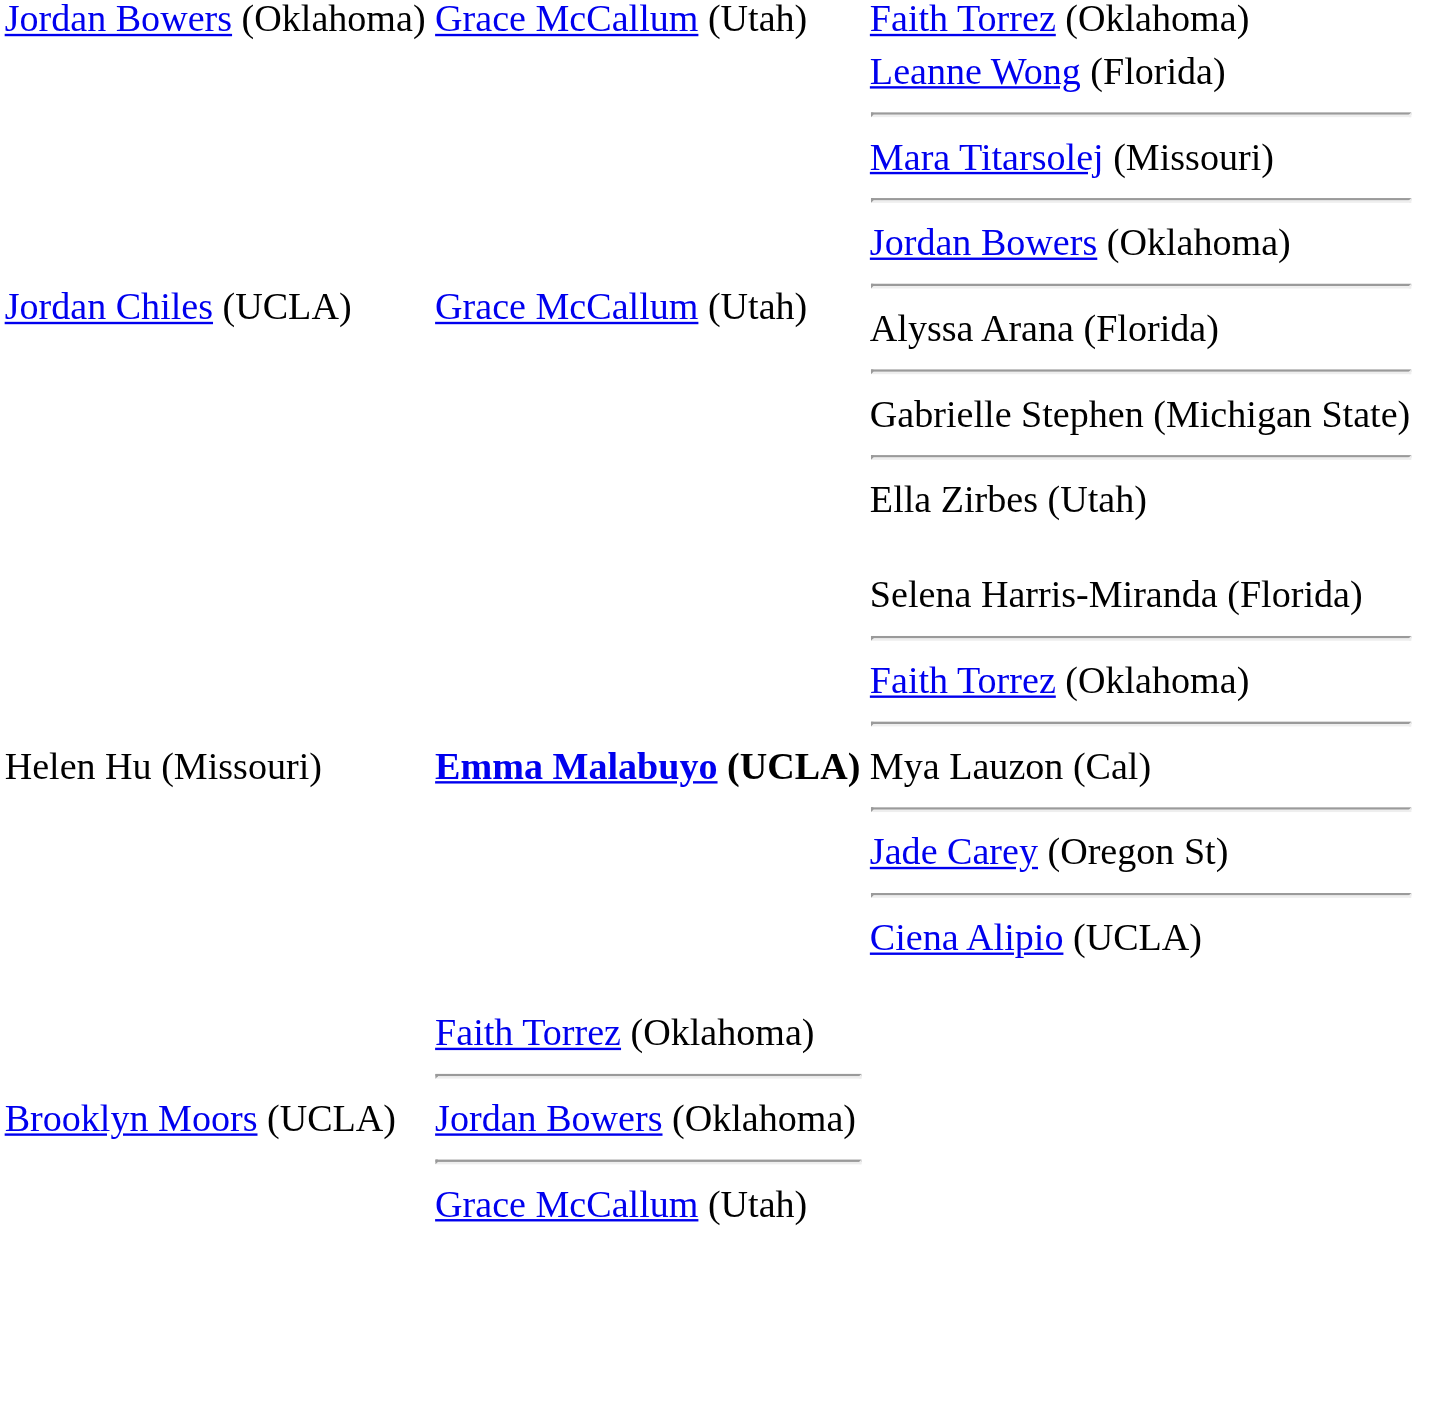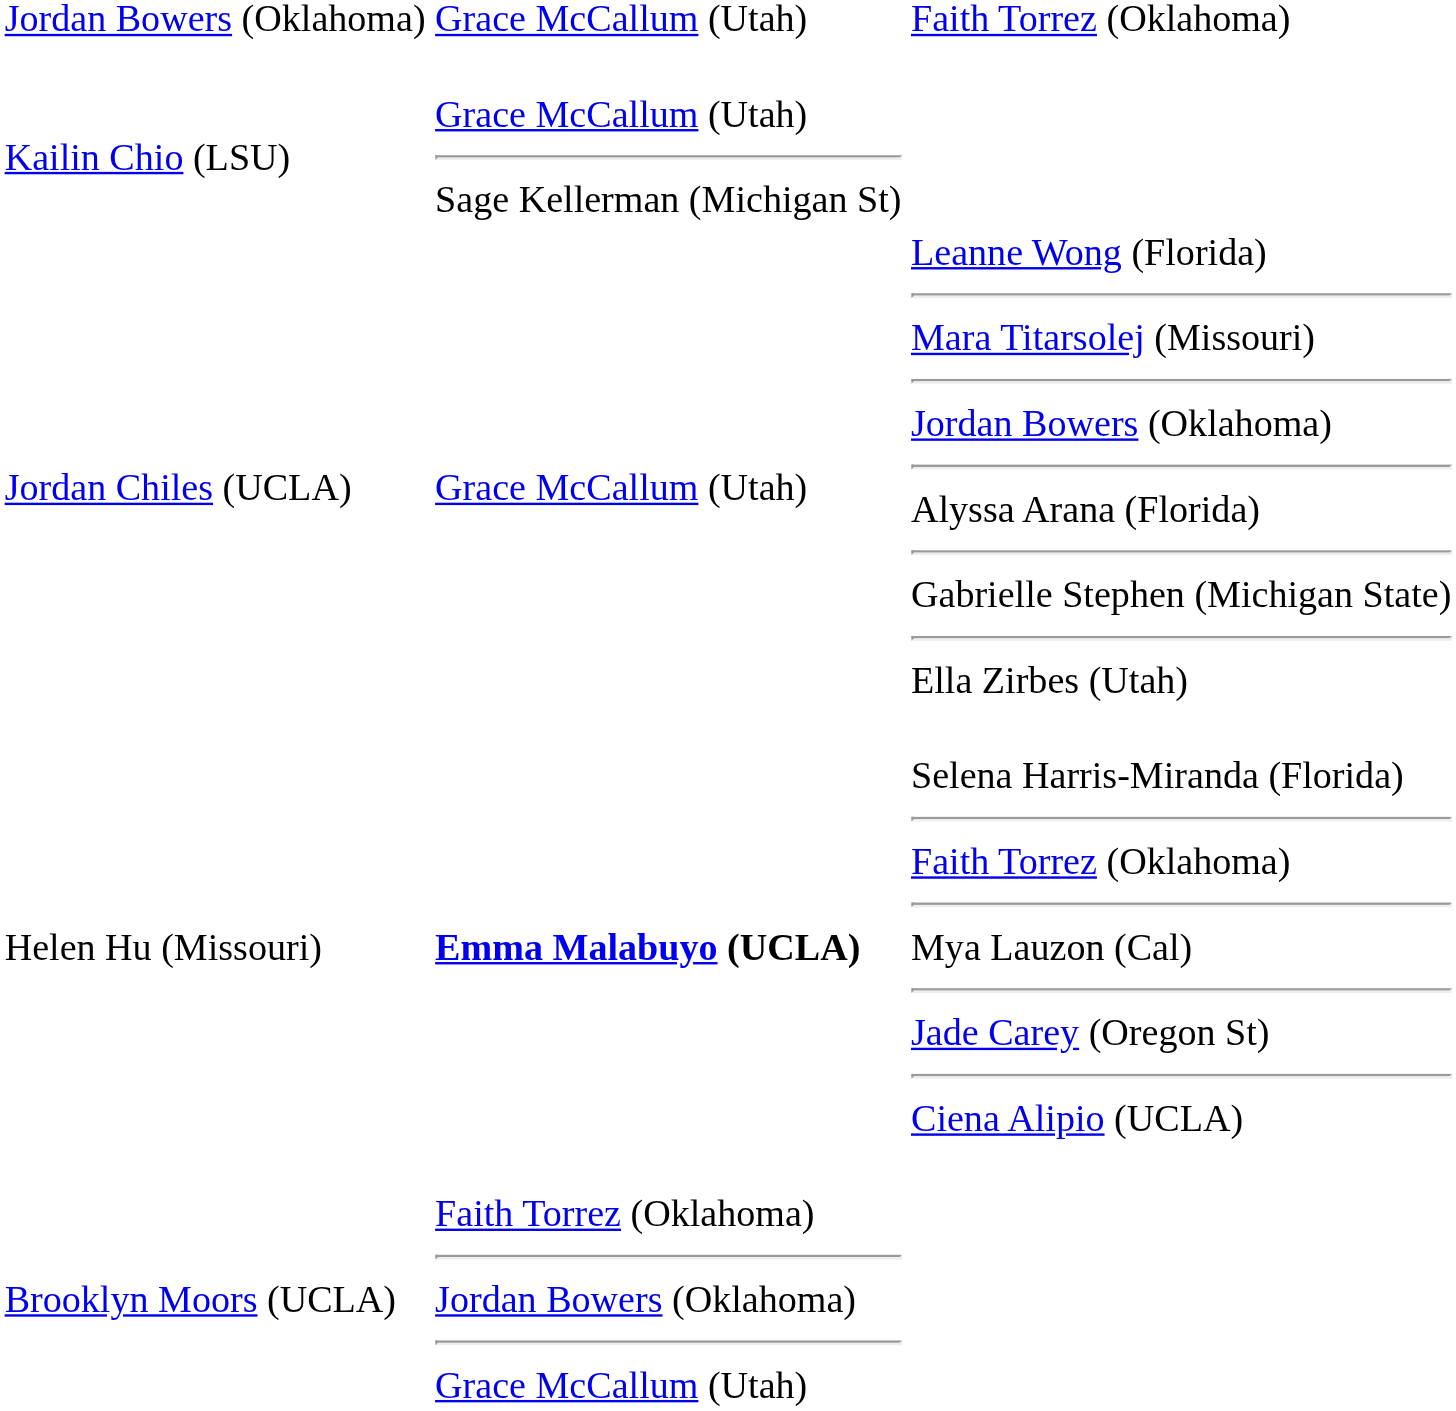+ row: (147, 156)
